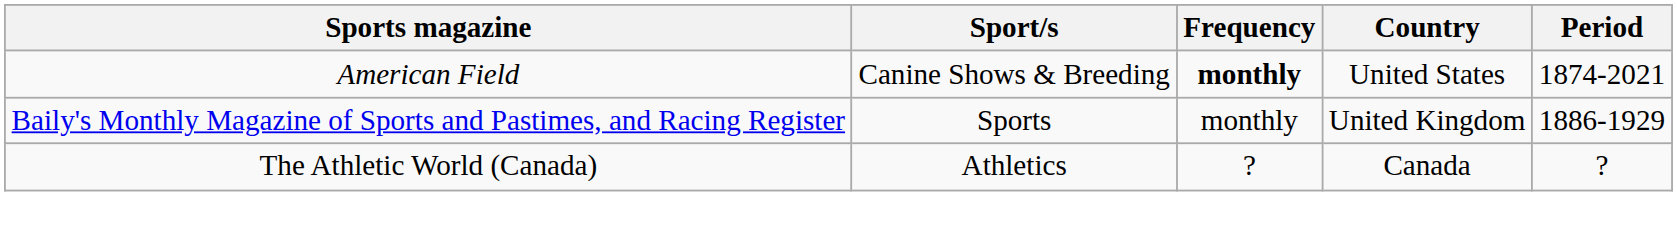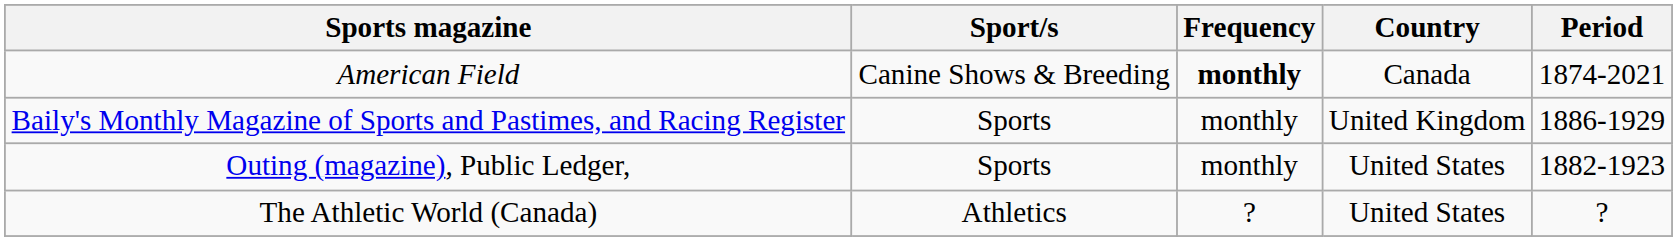(1427, 73) United States -> (1427, 73) Canada
+ row: (428, 166)
(1427, 166) Canada -> (1427, 212) United States
